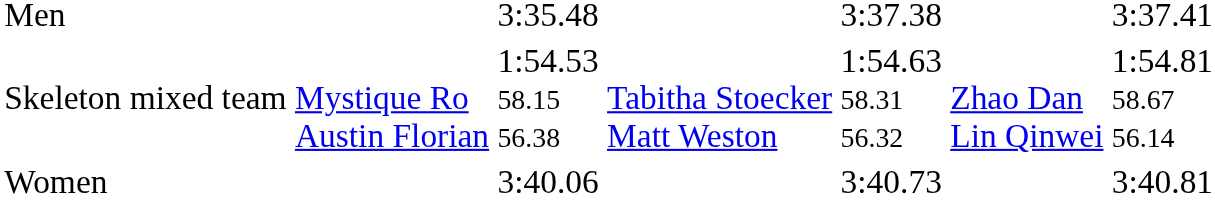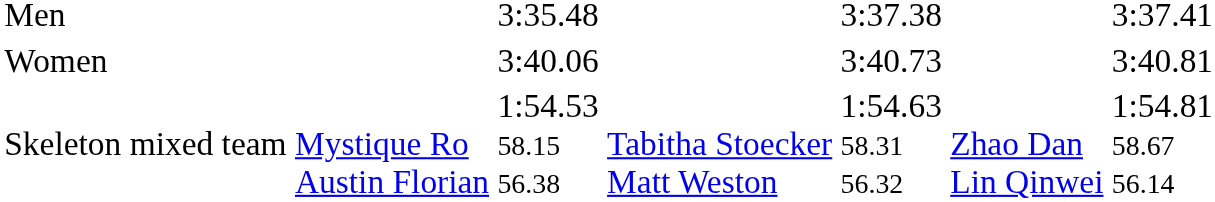rows swapped: (56, 181) <-> (145, 98)
